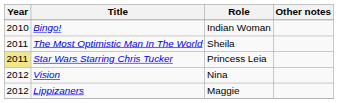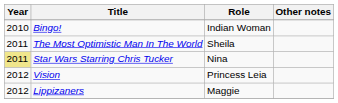(237, 59) Princess Leia -> (217, 59) Nina
(217, 75) Nina -> (237, 75) Princess Leia
